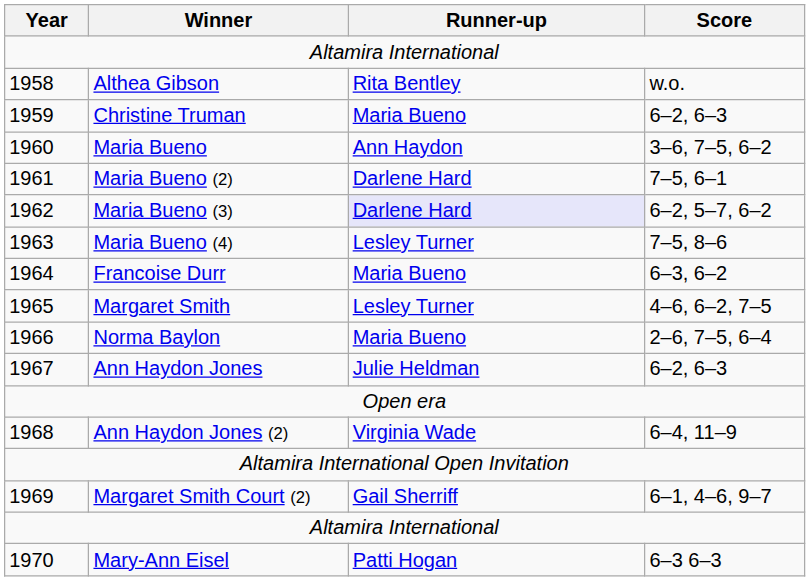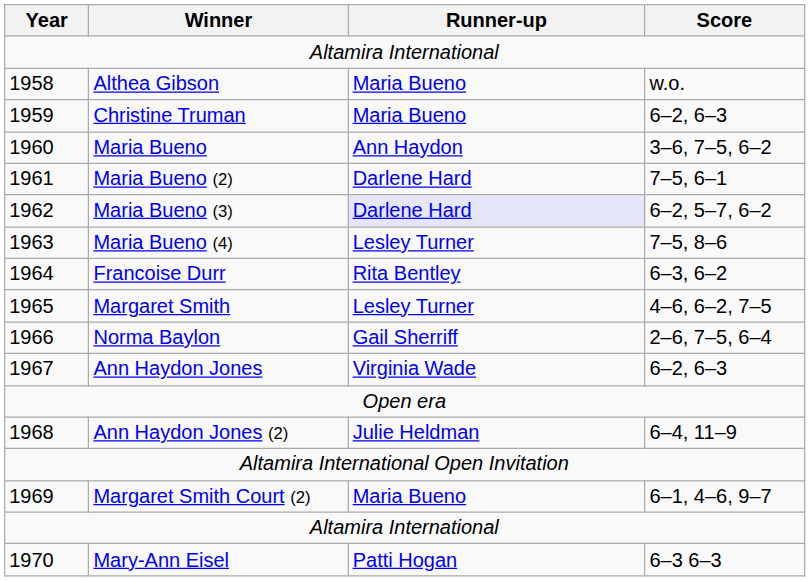(407, 83) Rita Bentley -> (409, 83) Maria Bueno
(409, 274) Maria Bueno -> (407, 274) Rita Bentley
(409, 337) Maria Bueno -> (405, 337) Gail Sherriff
(416, 369) Julie Heldman -> (414, 369) Virginia Wade
(414, 432) Virginia Wade -> (416, 432) Julie Heldman
(405, 496) Gail Sherriff -> (409, 496) Maria Bueno
